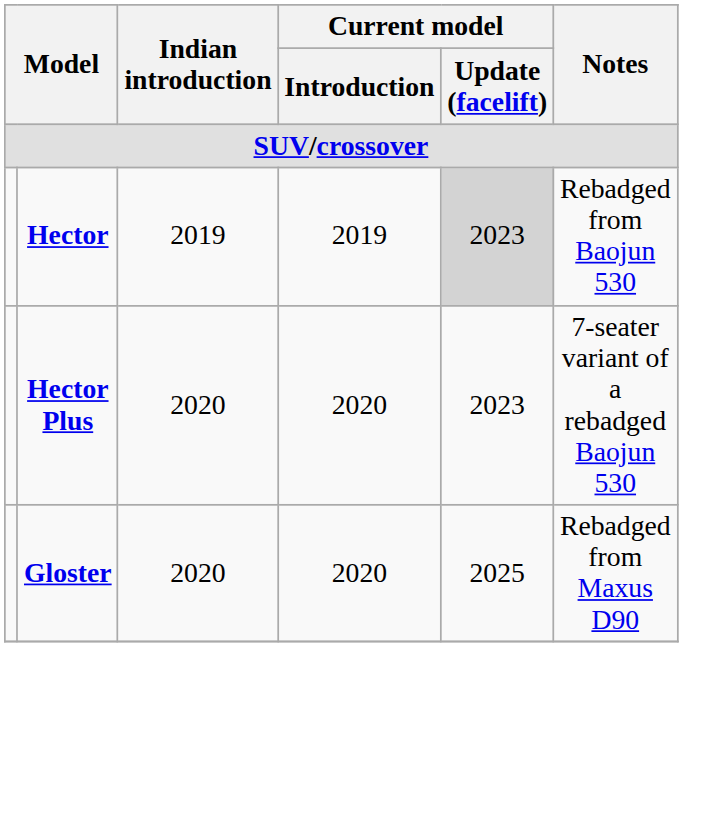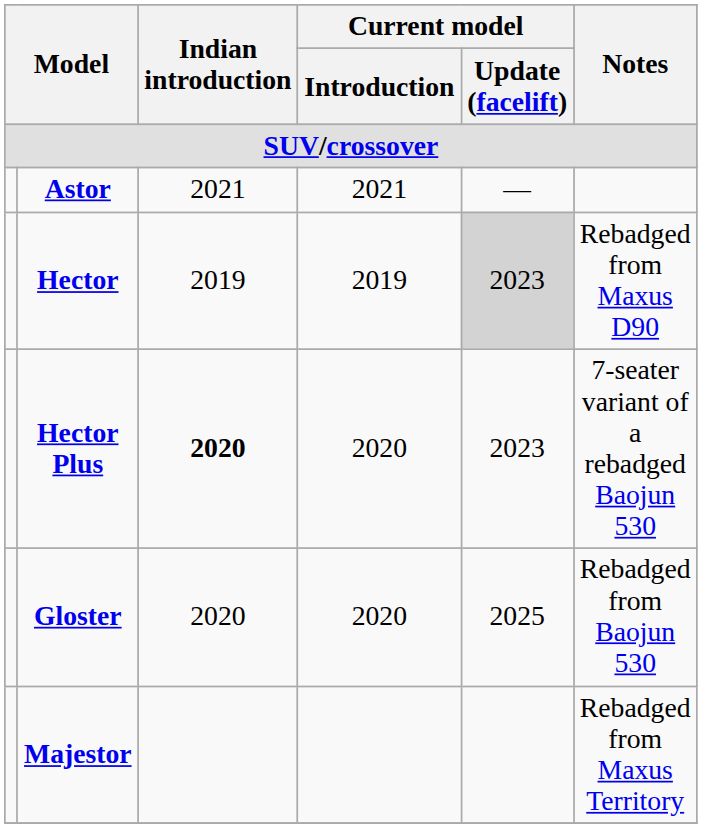+ row: (78, 189)
(615, 235) Rebadged from Baojun 530 -> (635, 279) Rebadged from Maxus D90
(198, 404) normal -> (218, 448) bold
(615, 572) Rebadged from Maxus D90 -> (635, 616) Rebadged from Baojun 530
+ row: (78, 754)
